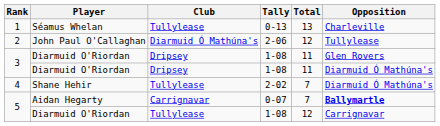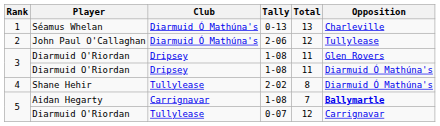(177, 26) Tullylease -> (204, 26) Diarmuid Ó Mathúna's
(307, 85) 7 -> (307, 85) 8
(276, 99) 0-07 -> (276, 99) 1-08
(276, 114) 1-08 -> (276, 114) 0-07
